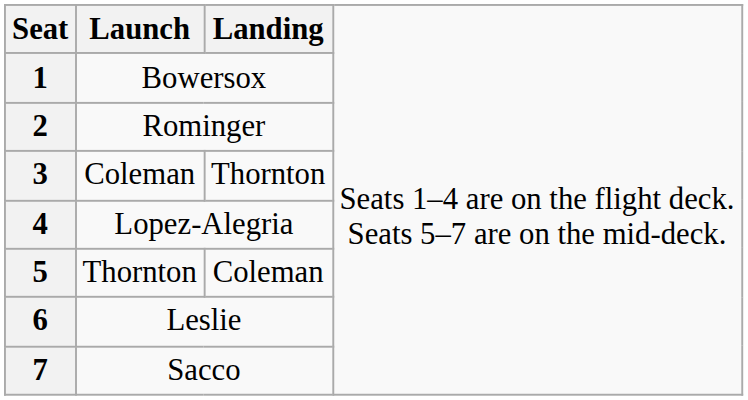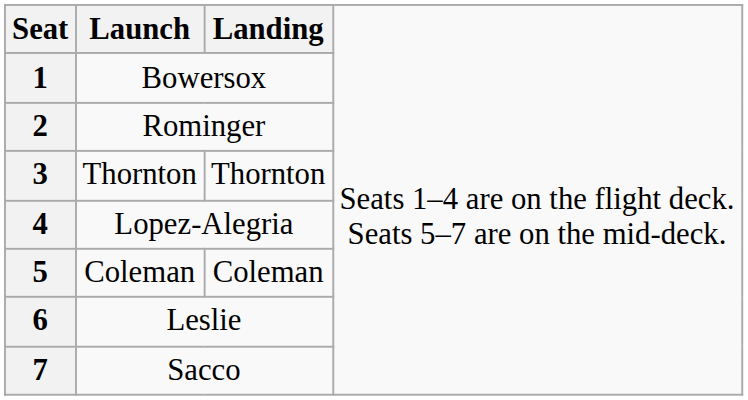(140, 175) Coleman -> (140, 175) Thornton
(140, 272) Thornton -> (140, 272) Coleman
